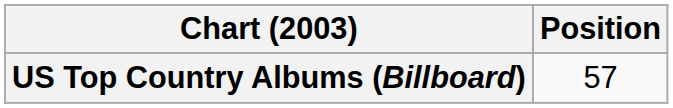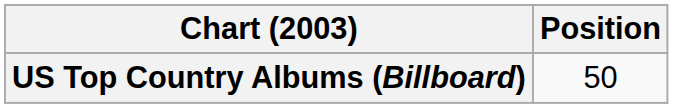(600, 77) 57 -> (600, 77) 50
